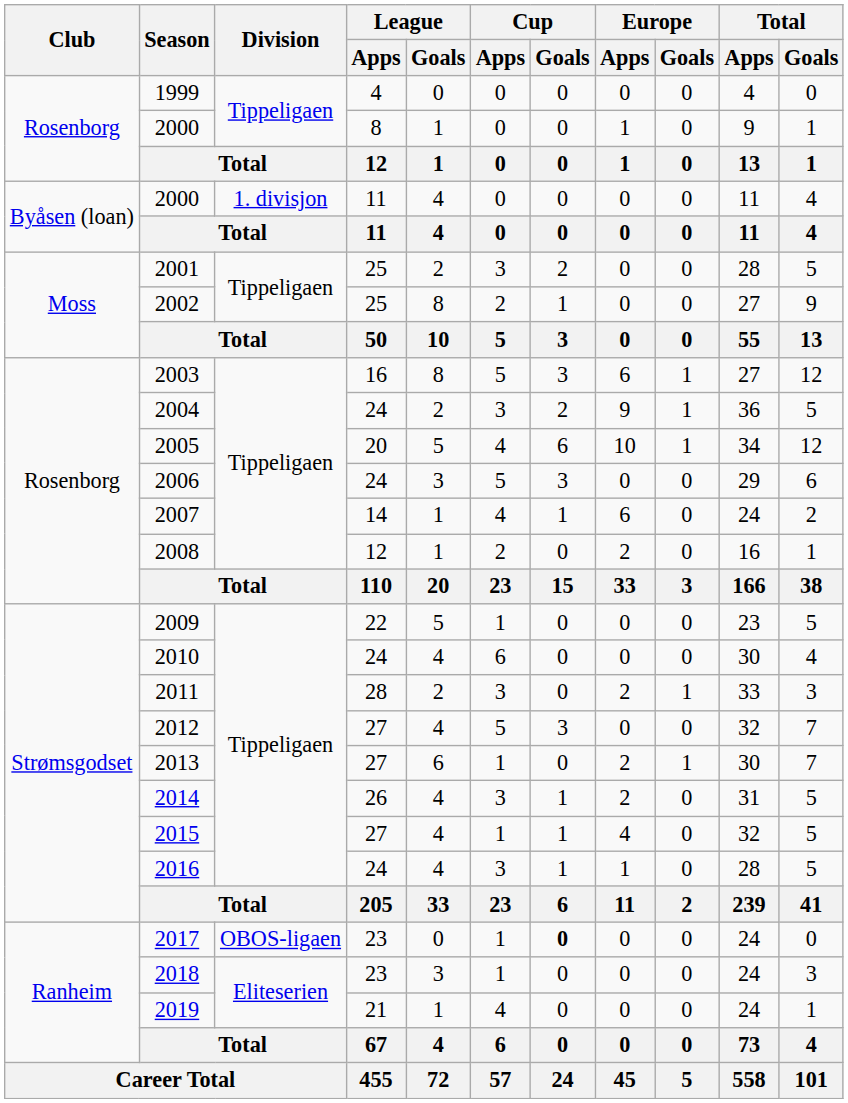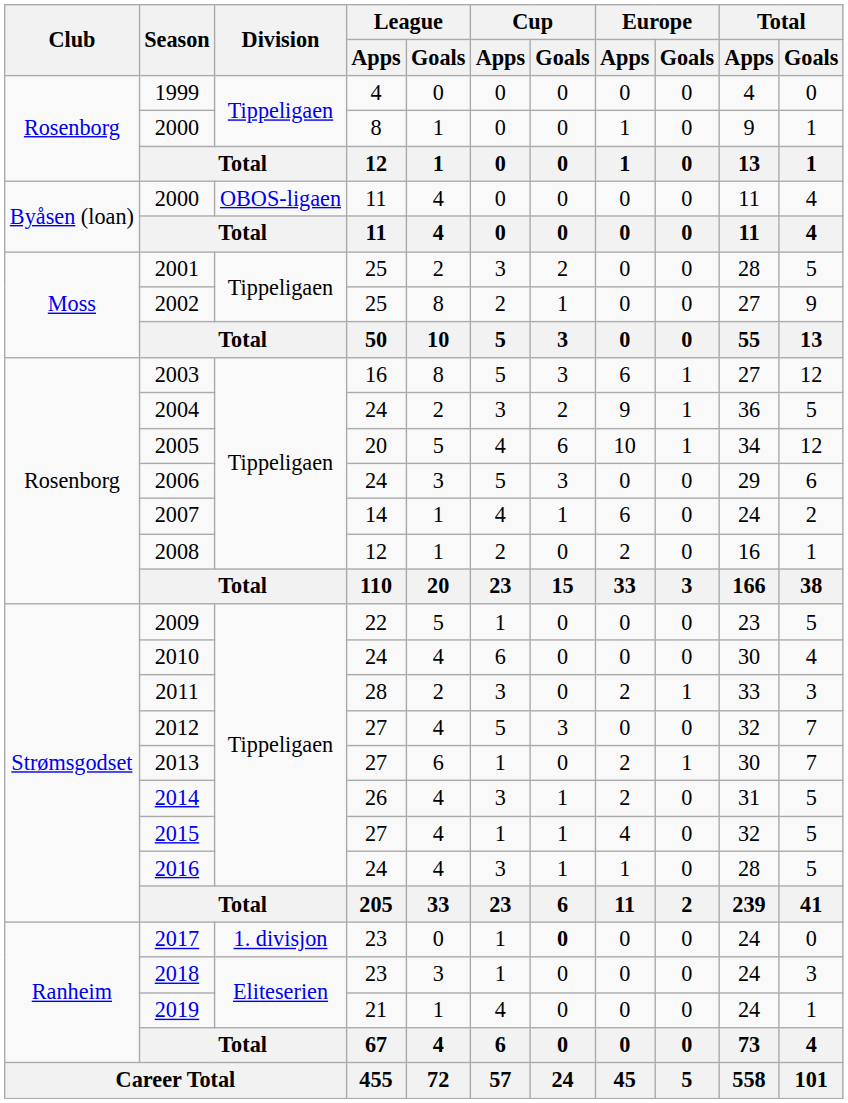(281, 198) 1. divisjon -> (281, 198) OBOS-ligaen
(281, 939) OBOS-ligaen -> (281, 939) 1. divisjon
